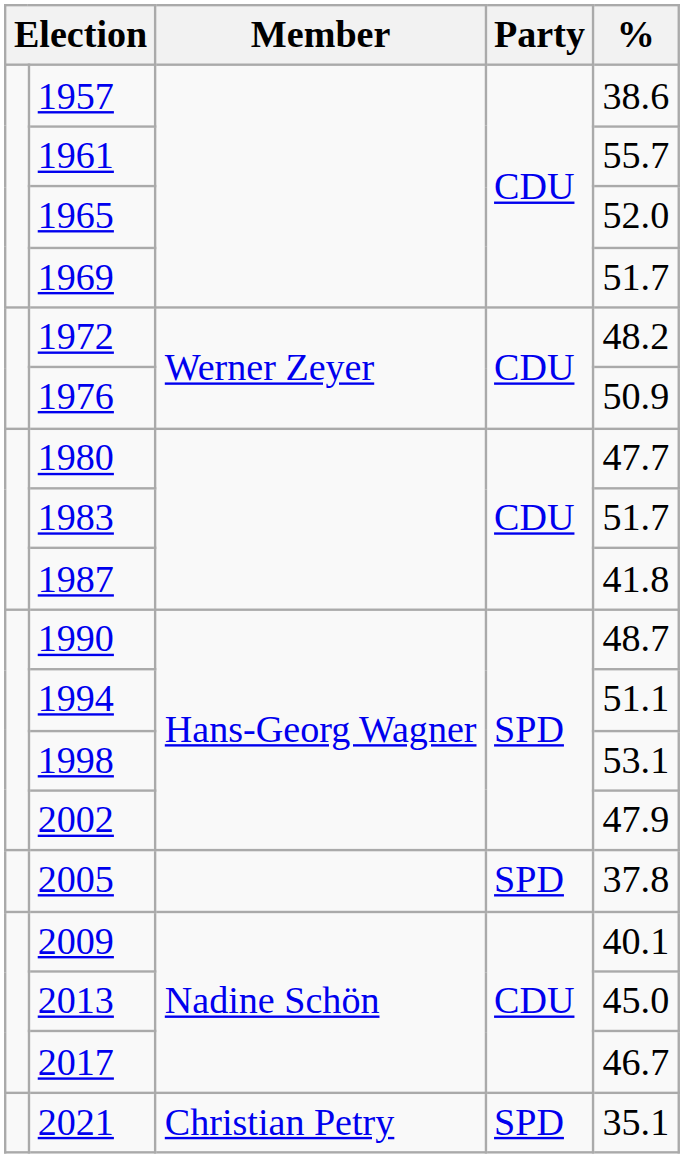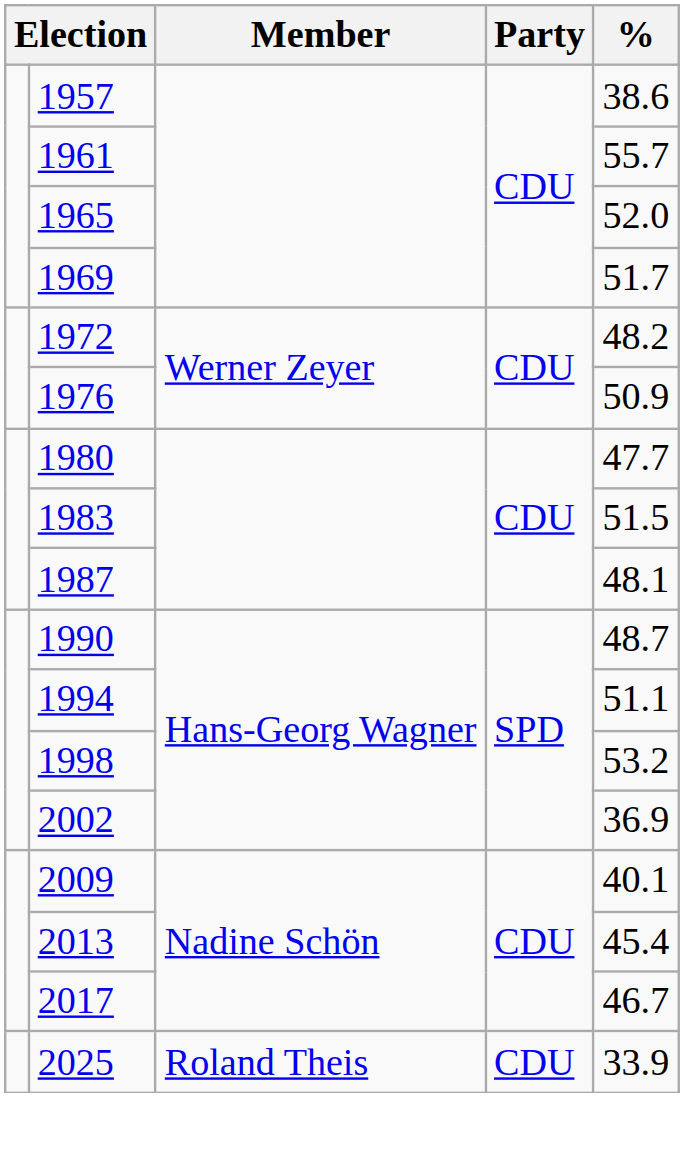(636, 517) 51.7 -> (636, 517) 51.5
(636, 578) 41.8 -> (636, 578) 48.1
(636, 759) 53.1 -> (636, 759) 53.2
(636, 819) 47.9 -> (636, 819) 36.9
- row: (76, 880)
(636, 1000) 45.0 -> (636, 940) 45.4
- row: (76, 1121)
+ row: (76, 1061)
